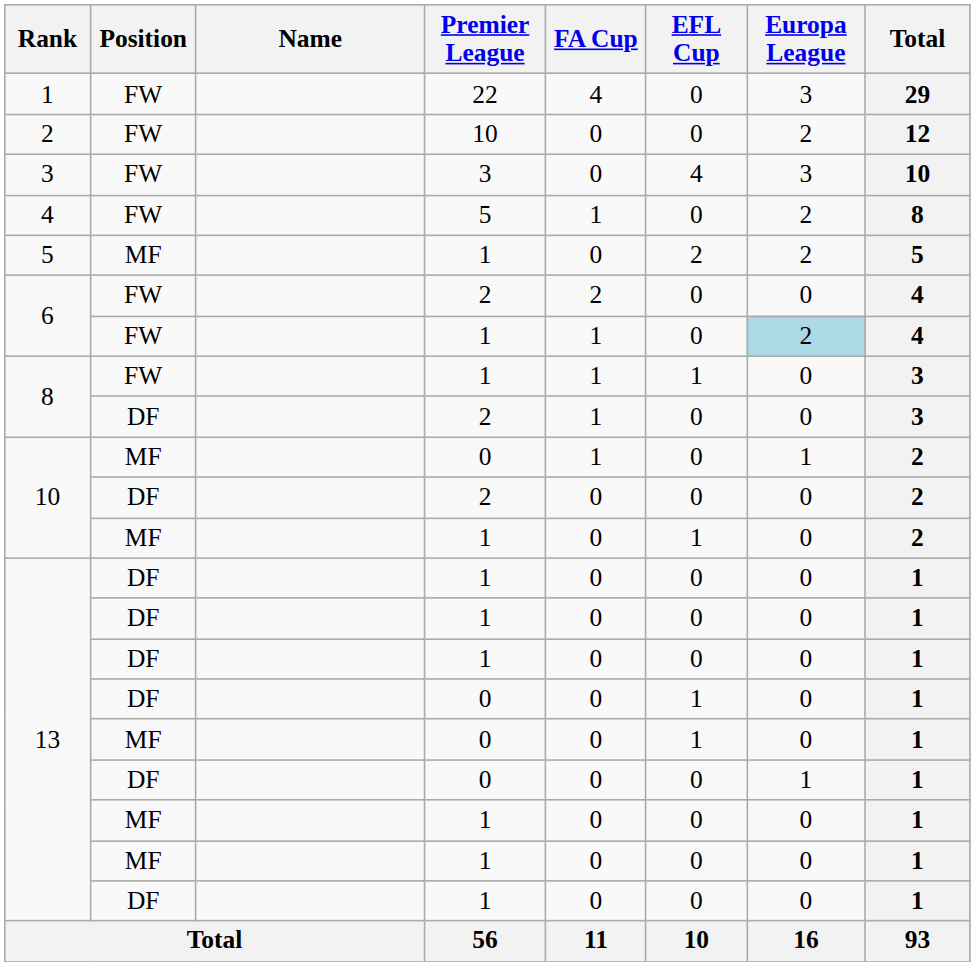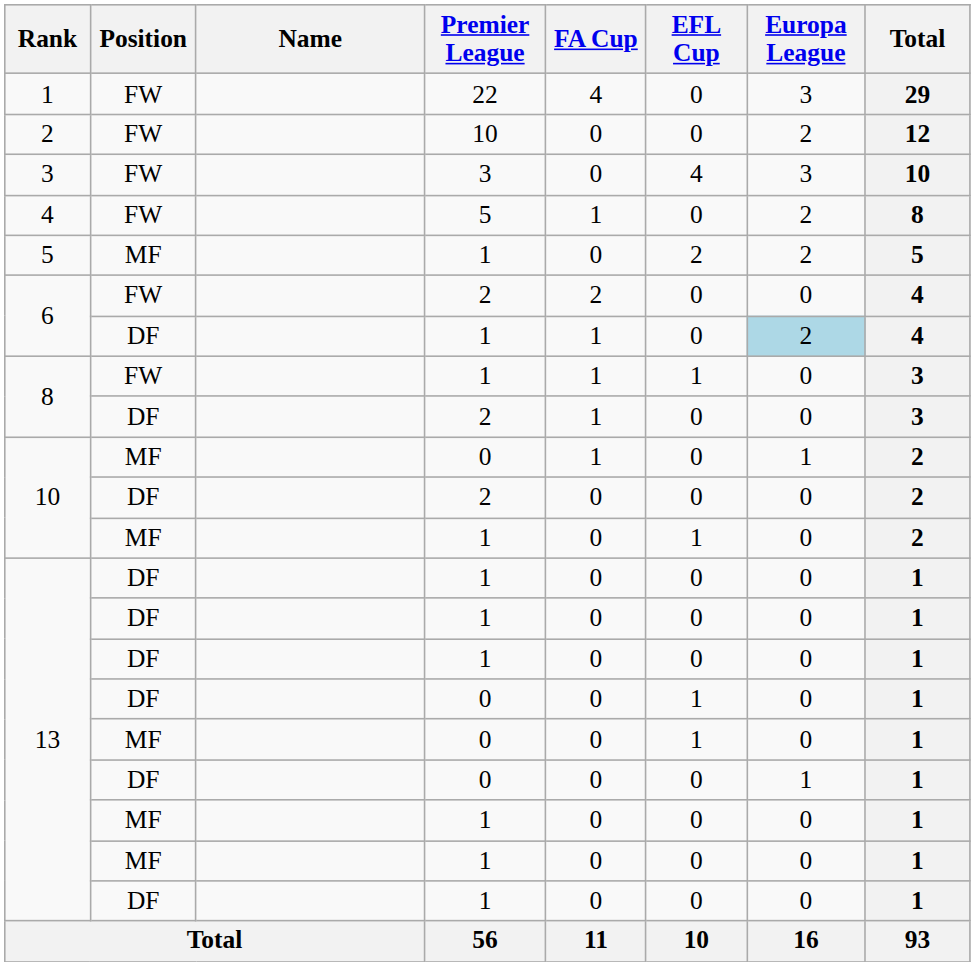(143, 335) FW -> (143, 335) DF
